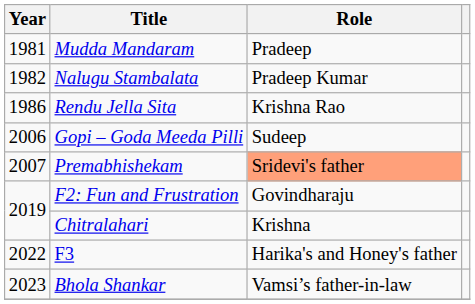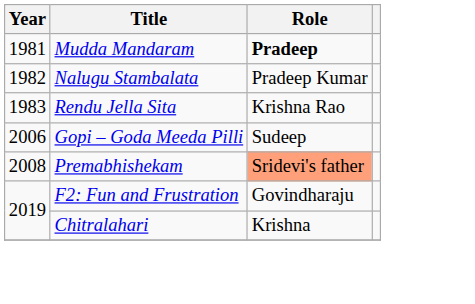(282, 48) normal -> (285, 48) bold
(27, 107) 1986 -> (27, 107) 1983
(27, 166) 2007 -> (27, 166) 2008
- row: (64, 254)
- row: (110, 284)
